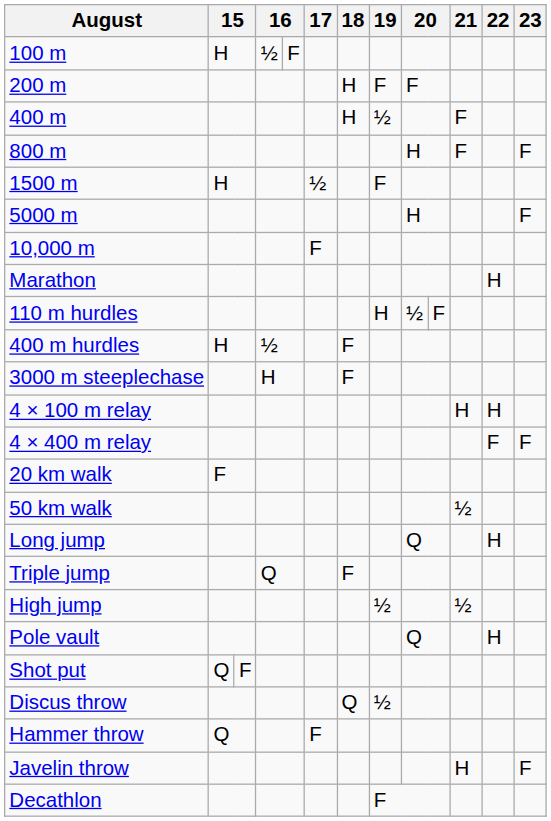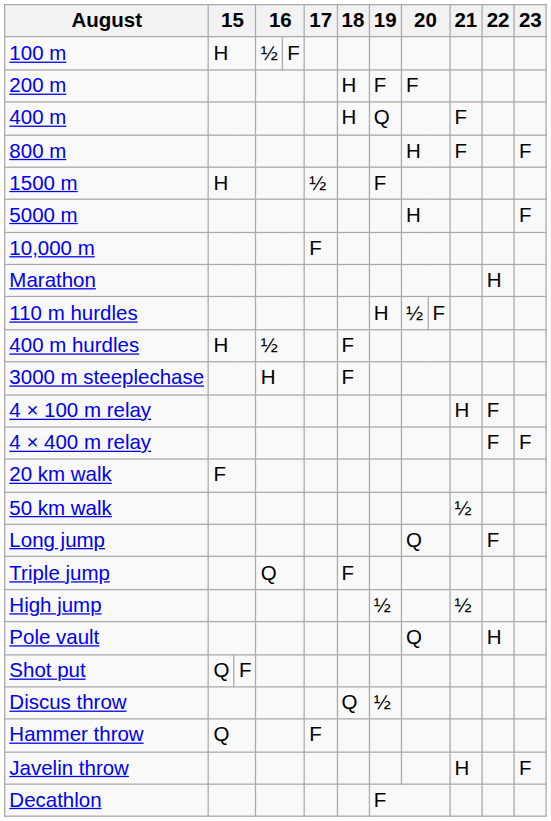(382, 118) ½ -> (382, 118) Q
(494, 410) H -> (493, 410) F
(494, 540) H -> (493, 540) F
